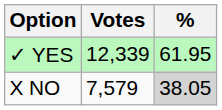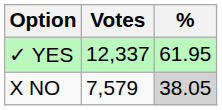(118, 54) 12,339 -> (118, 54) 12,337
